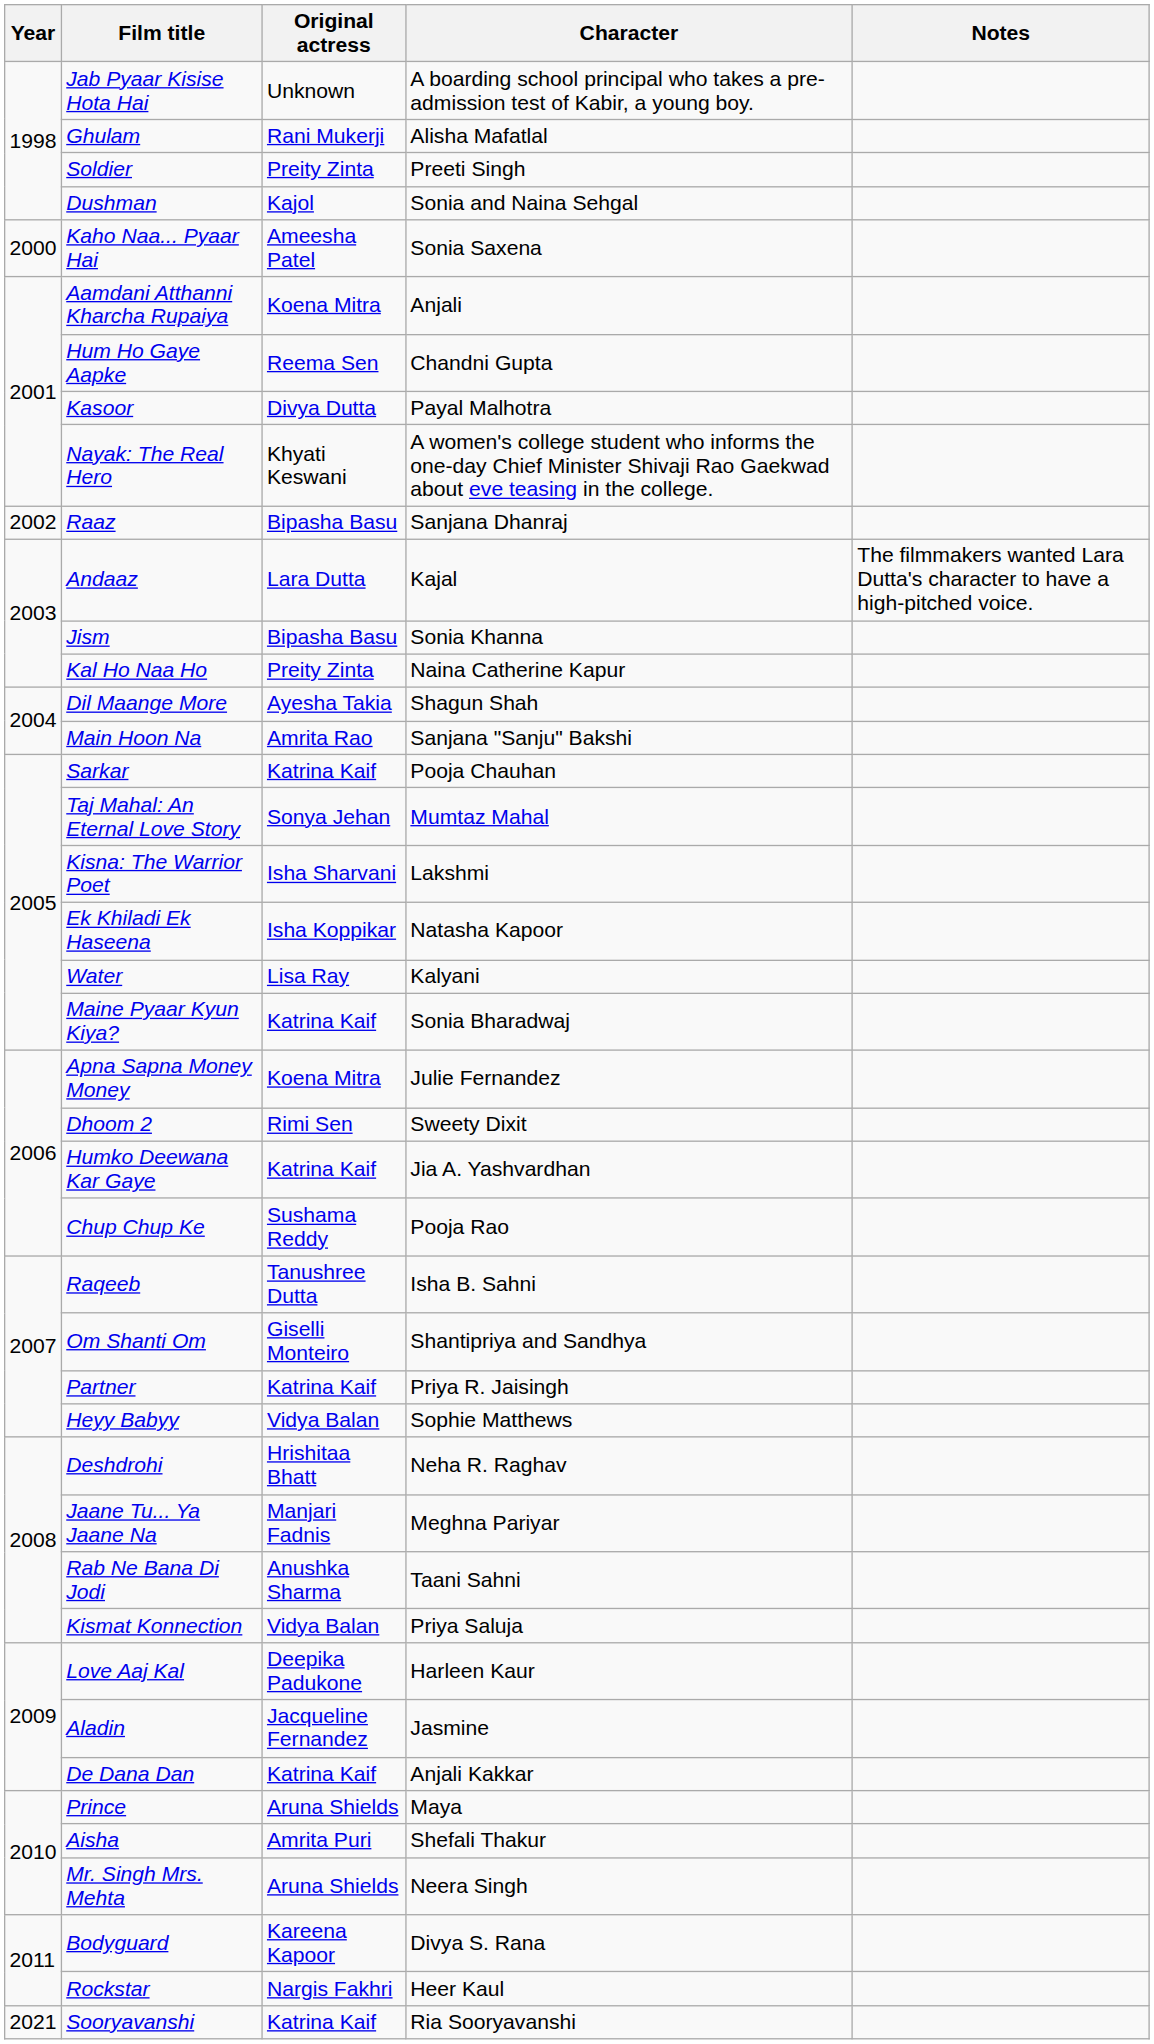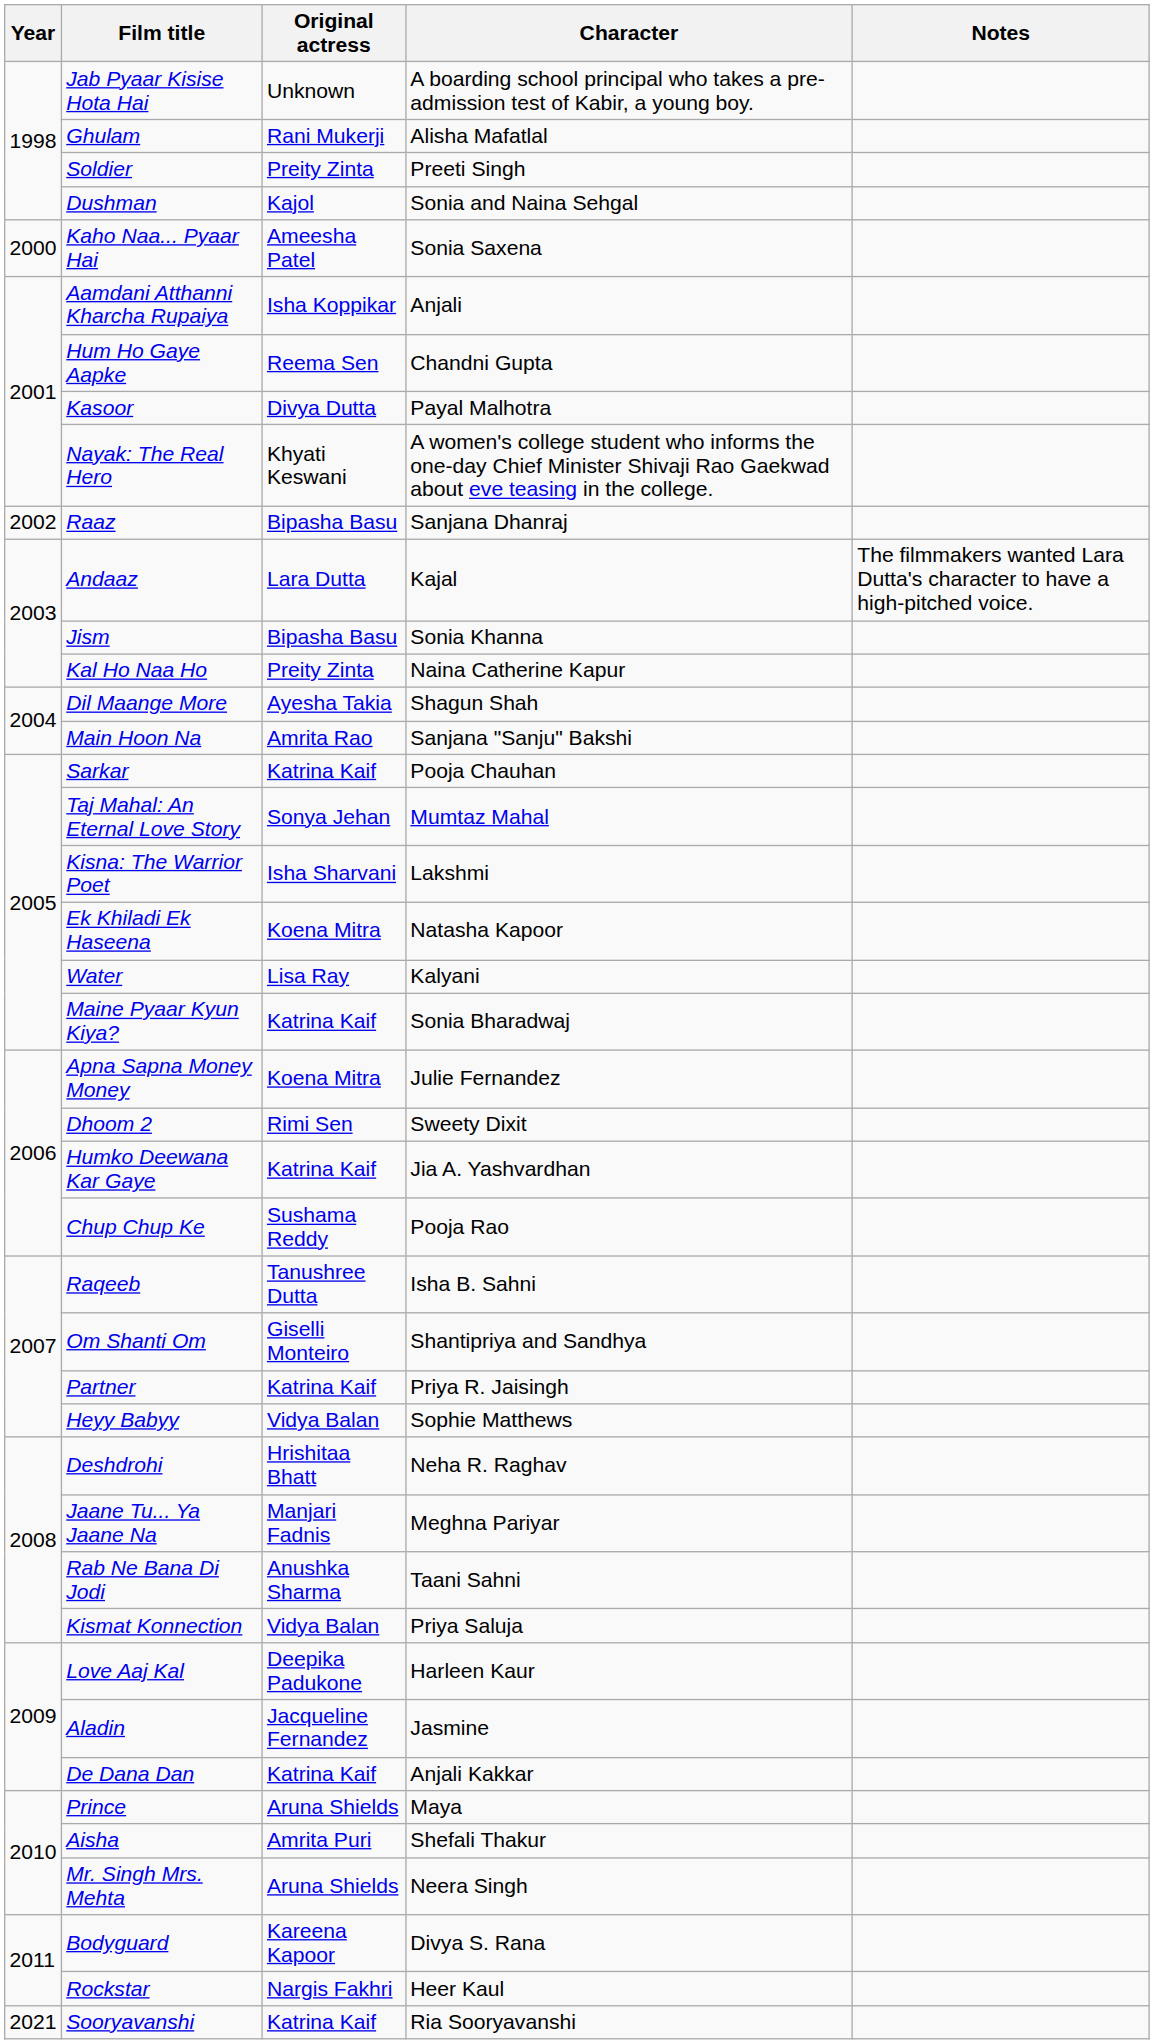(324, 305) Koena Mitra -> (332, 305) Isha Koppikar
(332, 930) Isha Koppikar -> (324, 930) Koena Mitra
